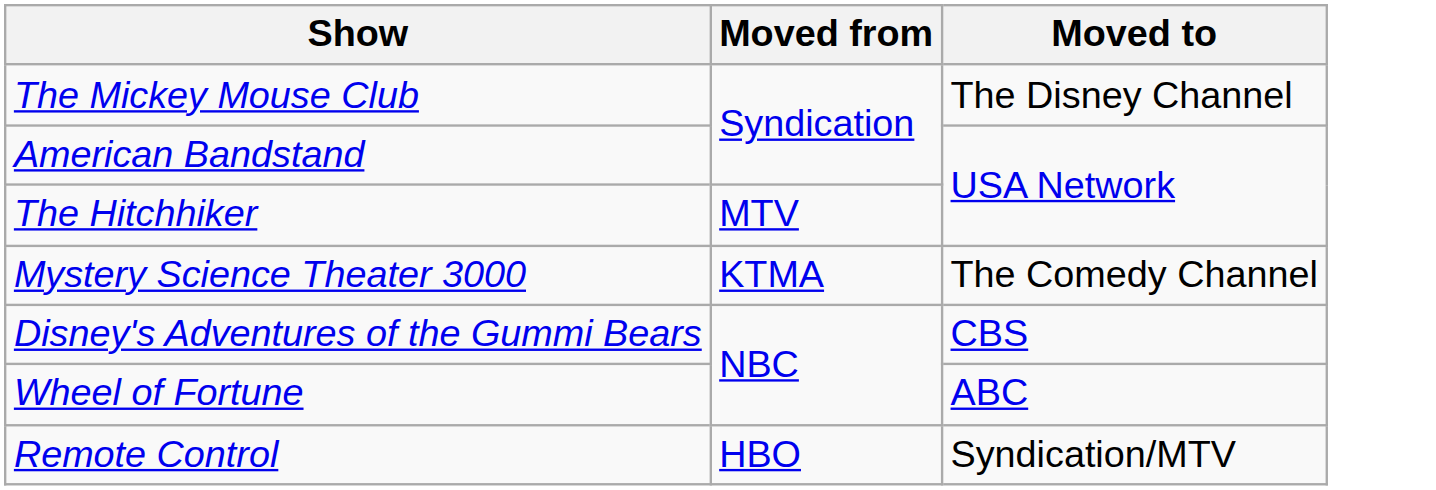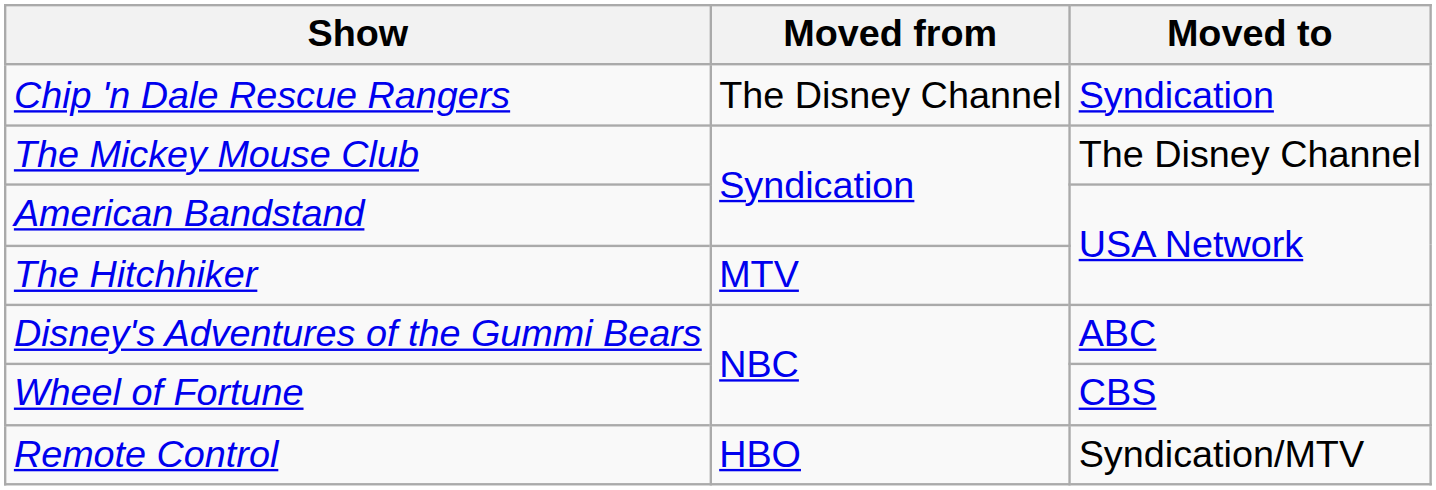+ row: (262, 94)
- row: (270, 273)
(989, 333) CBS -> (1118, 333) ABC
(989, 393) ABC -> (1118, 393) CBS
